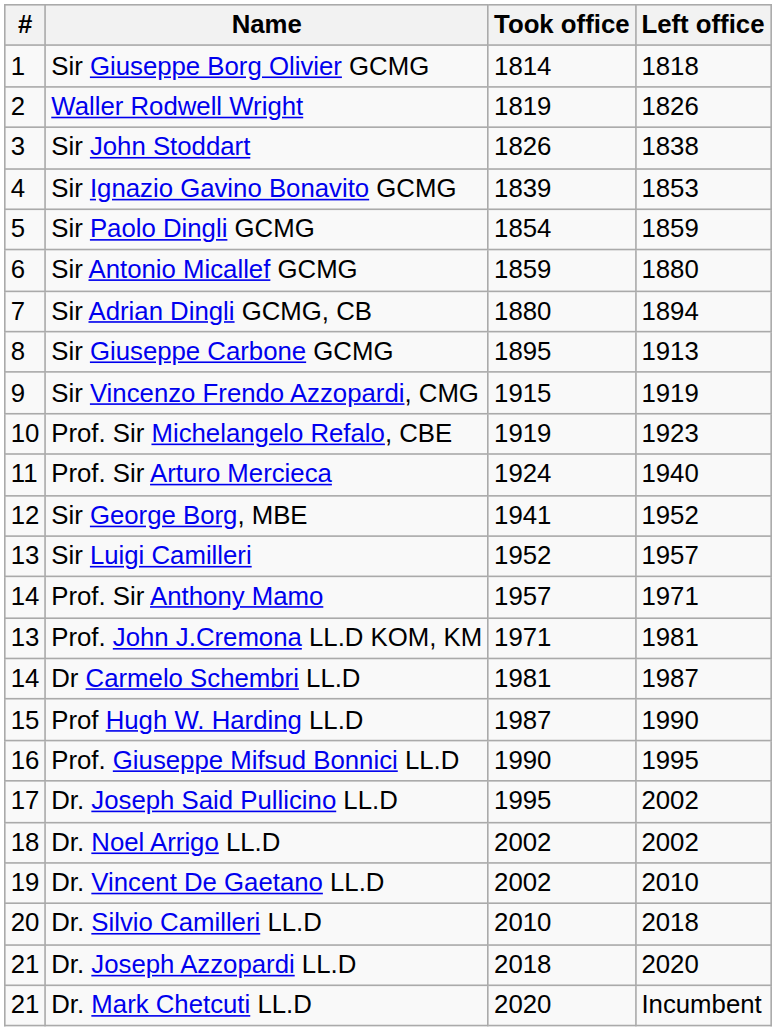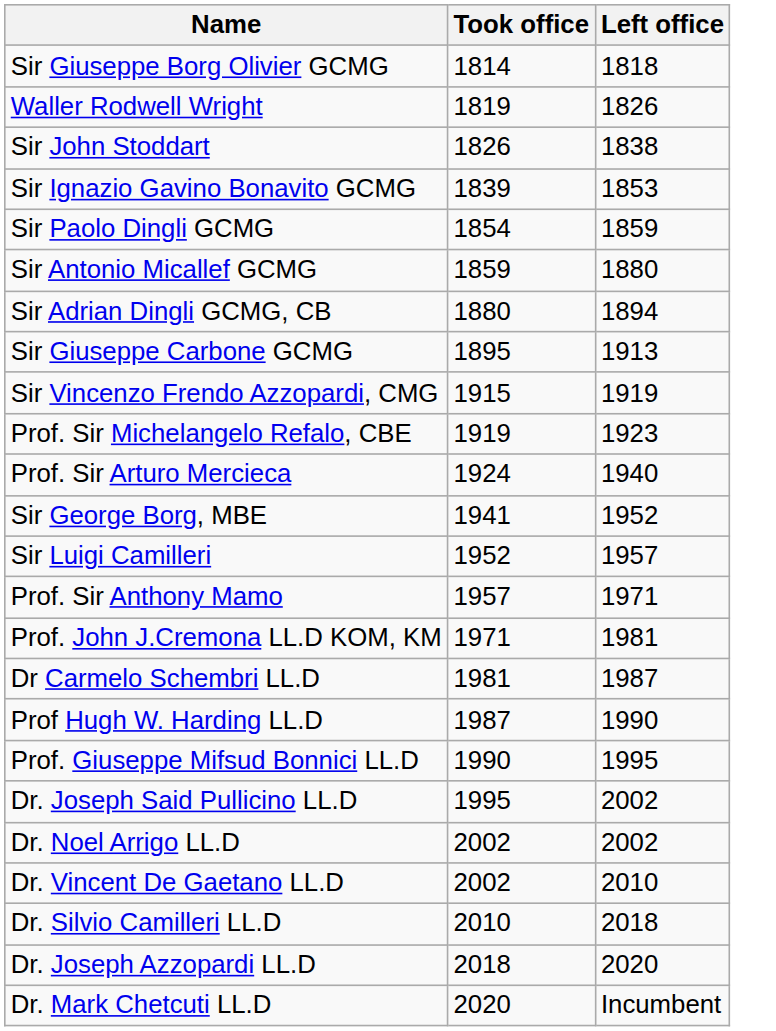- column: (25, 24)
